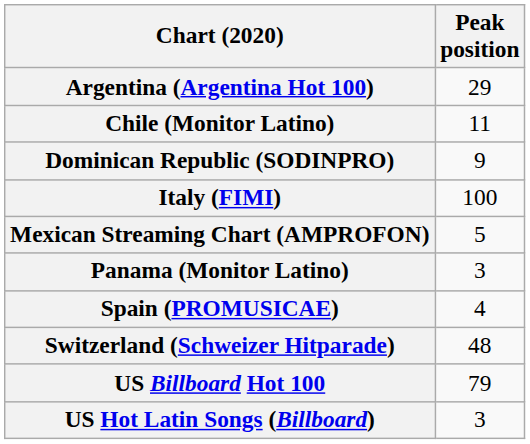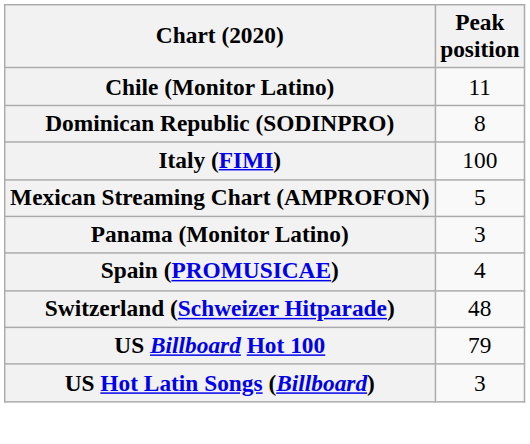- row: (220, 86)
(480, 160) 9 -> (480, 123) 8
